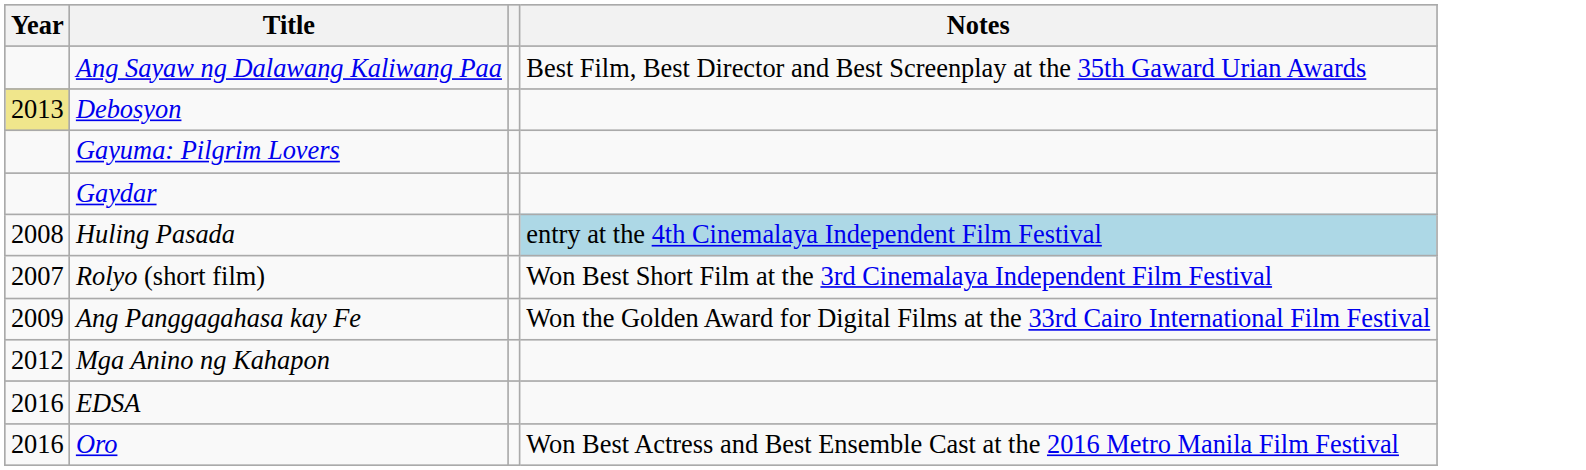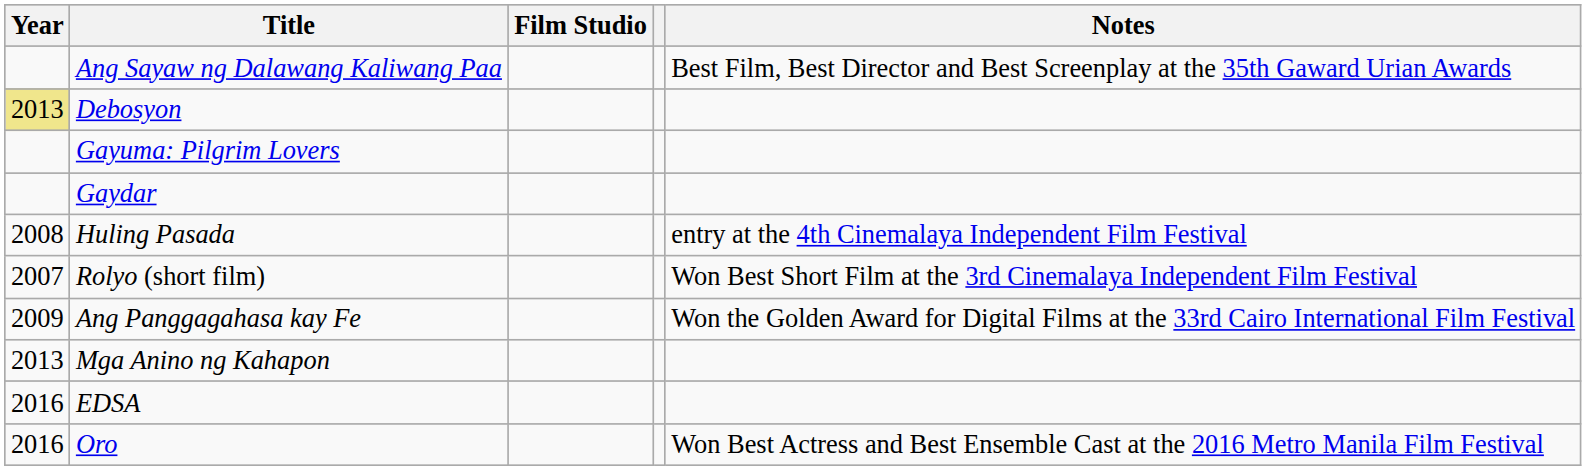+ column: (581, 25)
(814, 234) lightblue background -> (959, 234) no background
(37, 360) 2012 -> (37, 360) 2013
